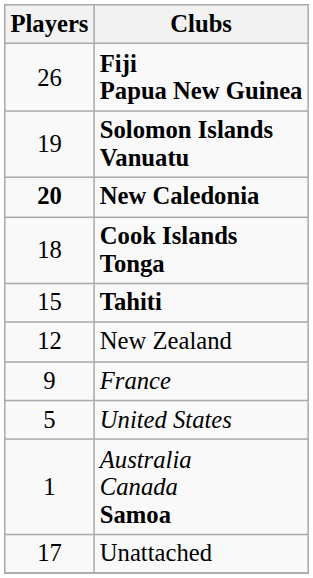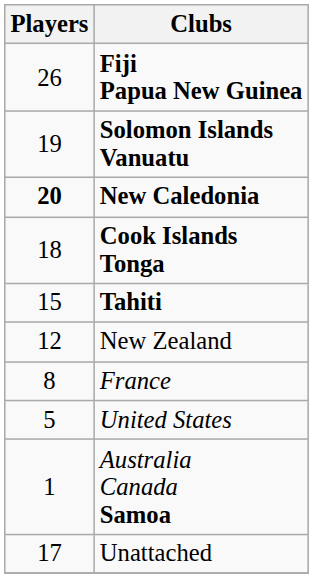(49, 380) 9 -> (49, 380) 8
